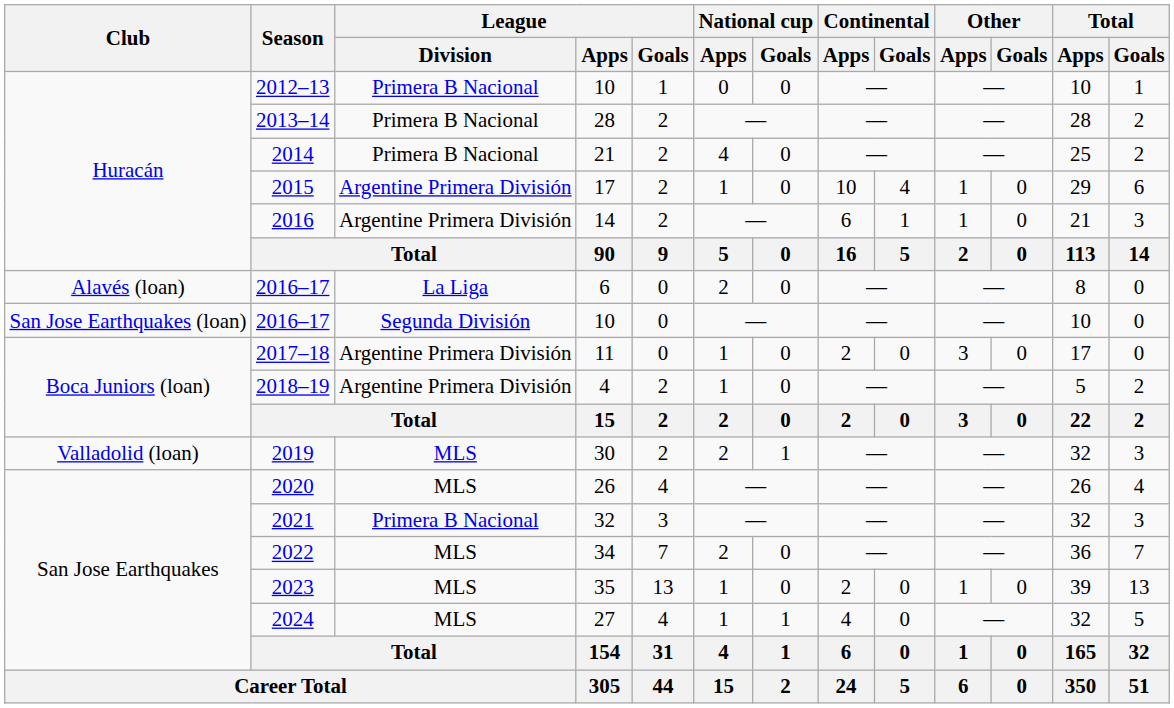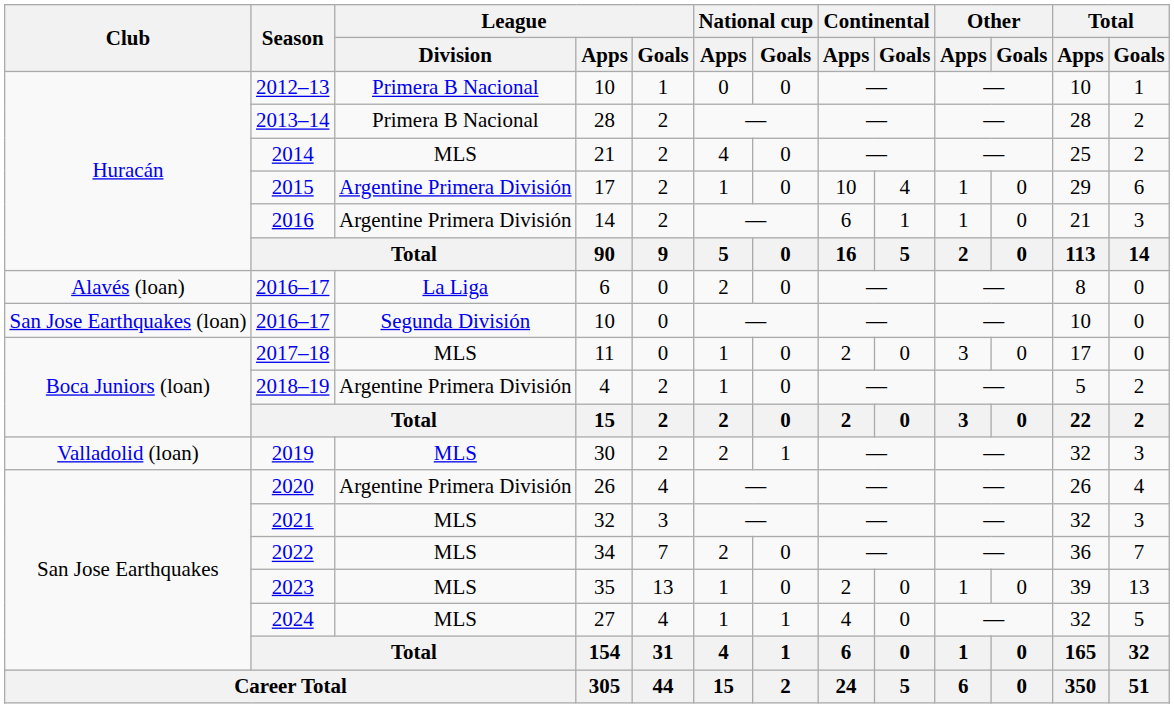(455, 154) Primera B Nacional -> (455, 154) MLS
(455, 353) Argentine Primera División -> (455, 353) MLS
(455, 486) MLS -> (455, 486) Argentine Primera División
(455, 519) Primera B Nacional -> (455, 519) MLS
